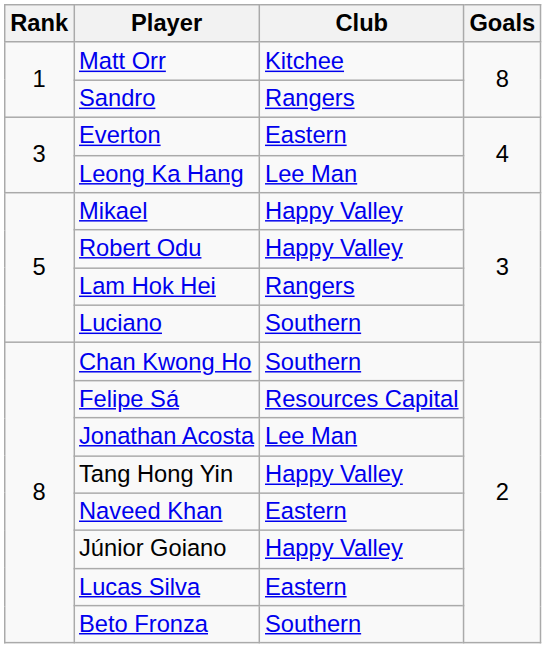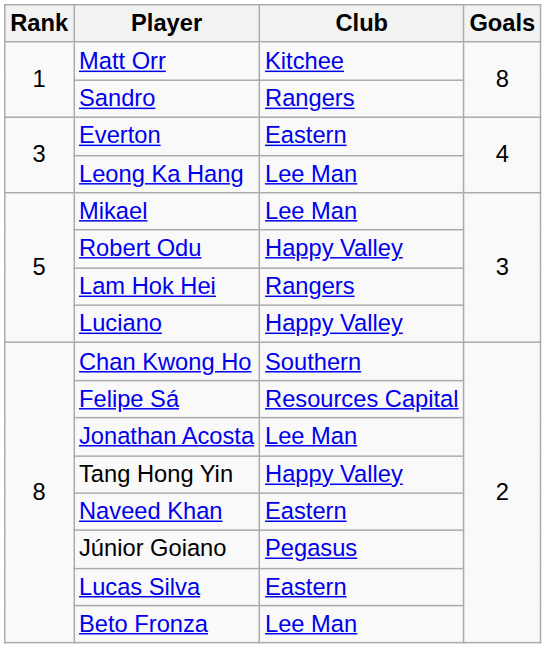(334, 211) Happy Valley -> (311, 211) Lee Man
(313, 323) Southern -> (334, 323) Happy Valley
(334, 549) Happy Valley -> (311, 549) Pegasus
(313, 624) Southern -> (311, 624) Lee Man
